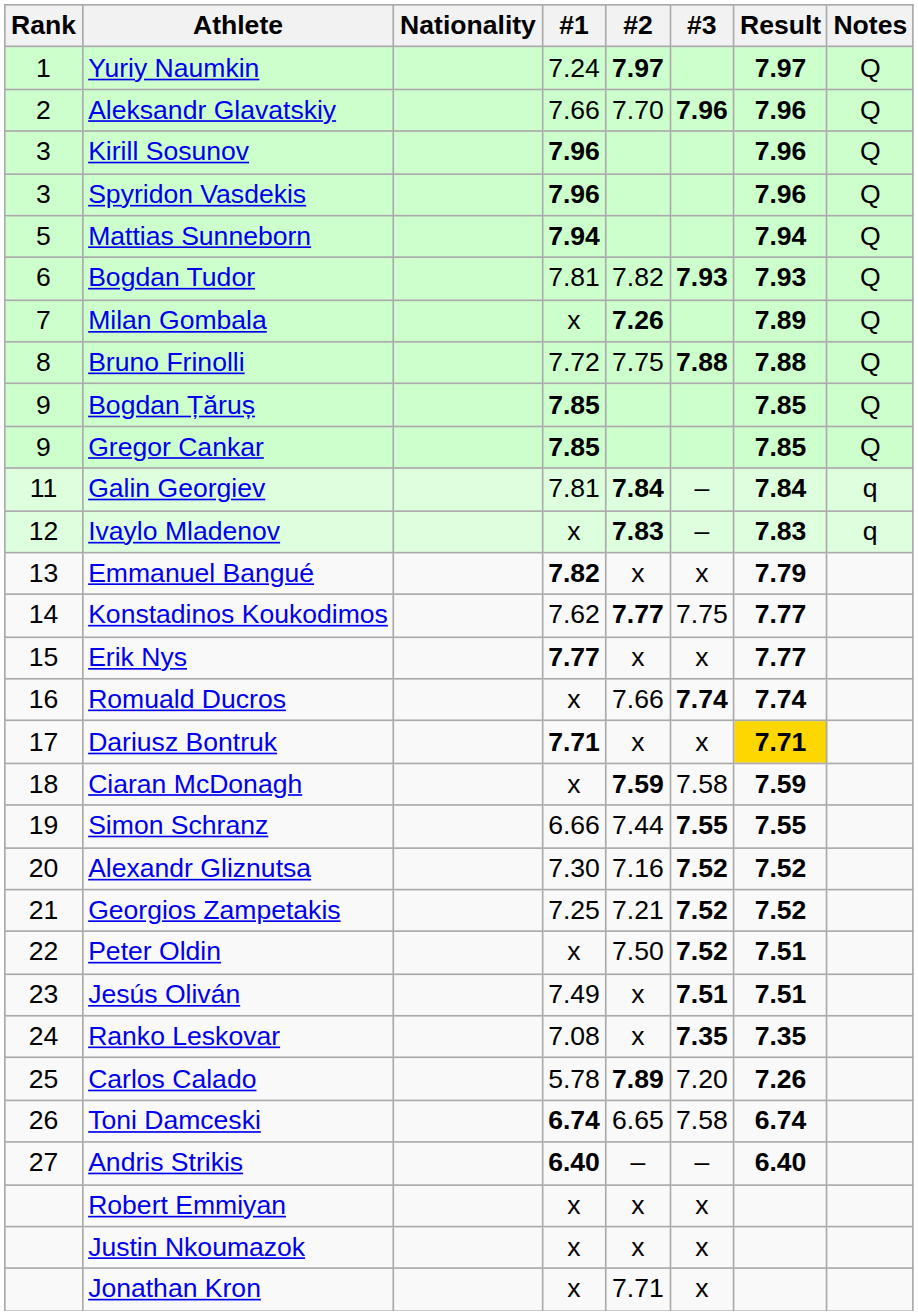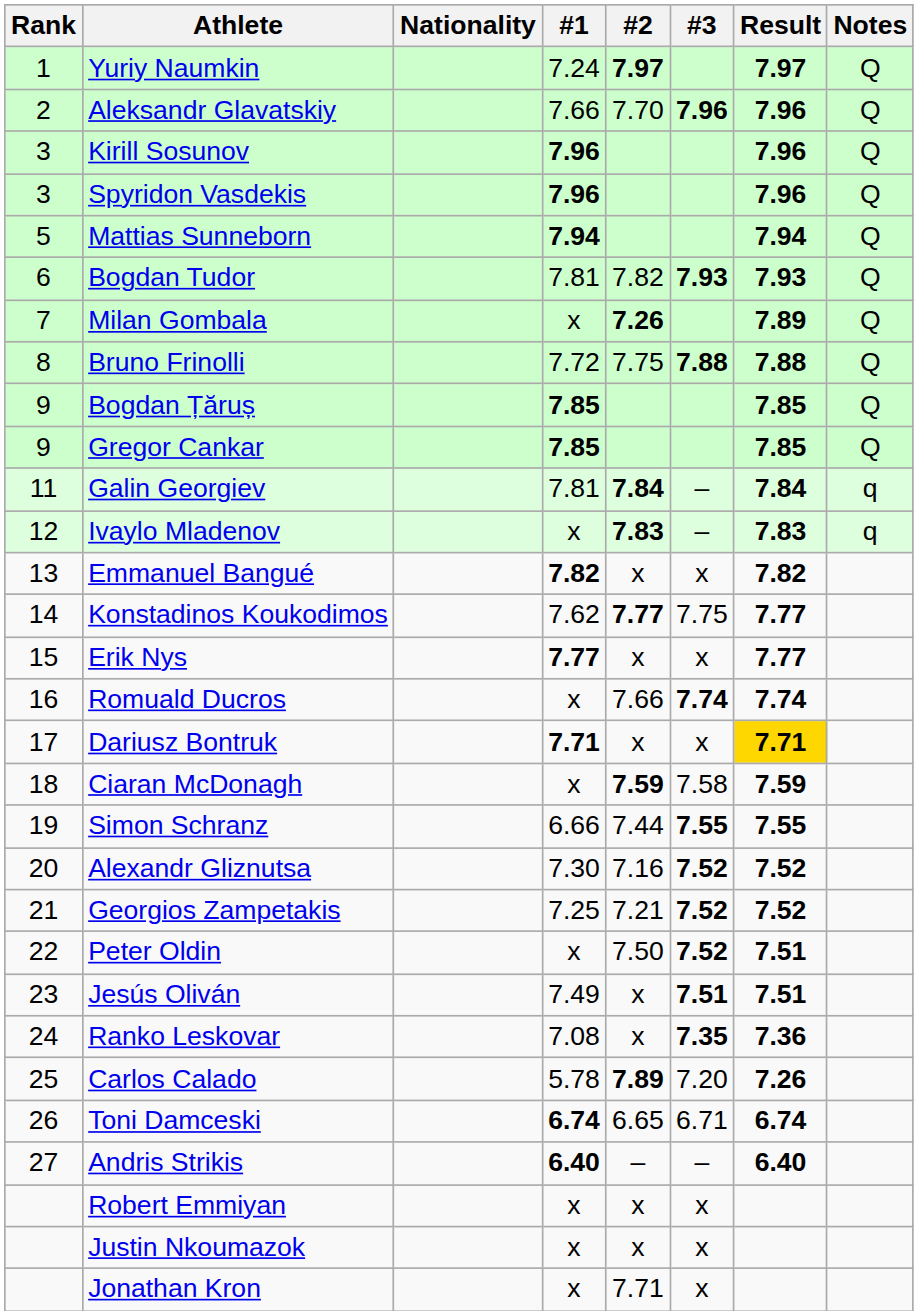(781, 573) 7.79 -> (781, 573) 7.82
(781, 1036) 7.35 -> (781, 1036) 7.36
(702, 1120) 7.58 -> (702, 1120) 6.71
